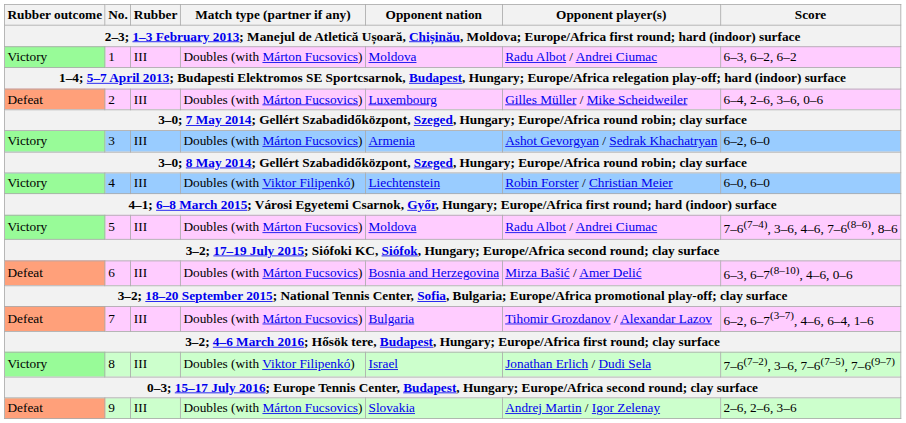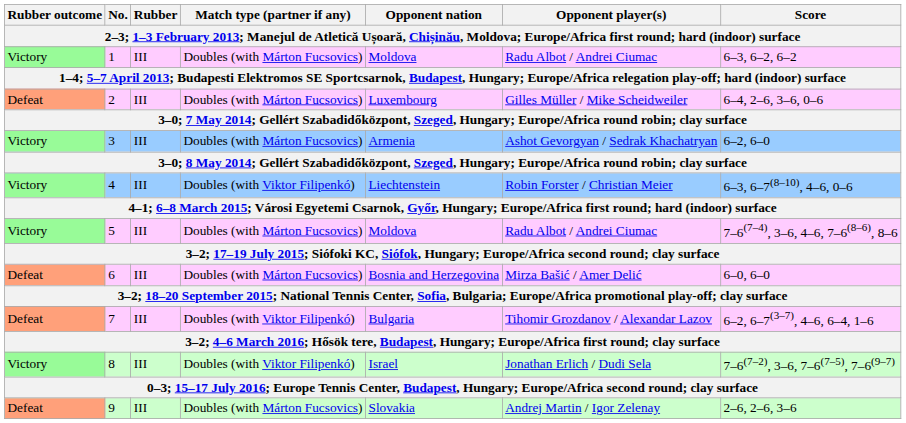(747, 183) 6–0, 6–0 -> (788, 185) 6–3, 6–7(8–10), 4–6, 0–6
(788, 273) 6–3, 6–7(8–10), 4–6, 0–6 -> (747, 274) 6–0, 6–0
(273, 318) Doubles (with Márton Fucsovics) -> (269, 318) Doubles (with Viktor Filipenkó)
